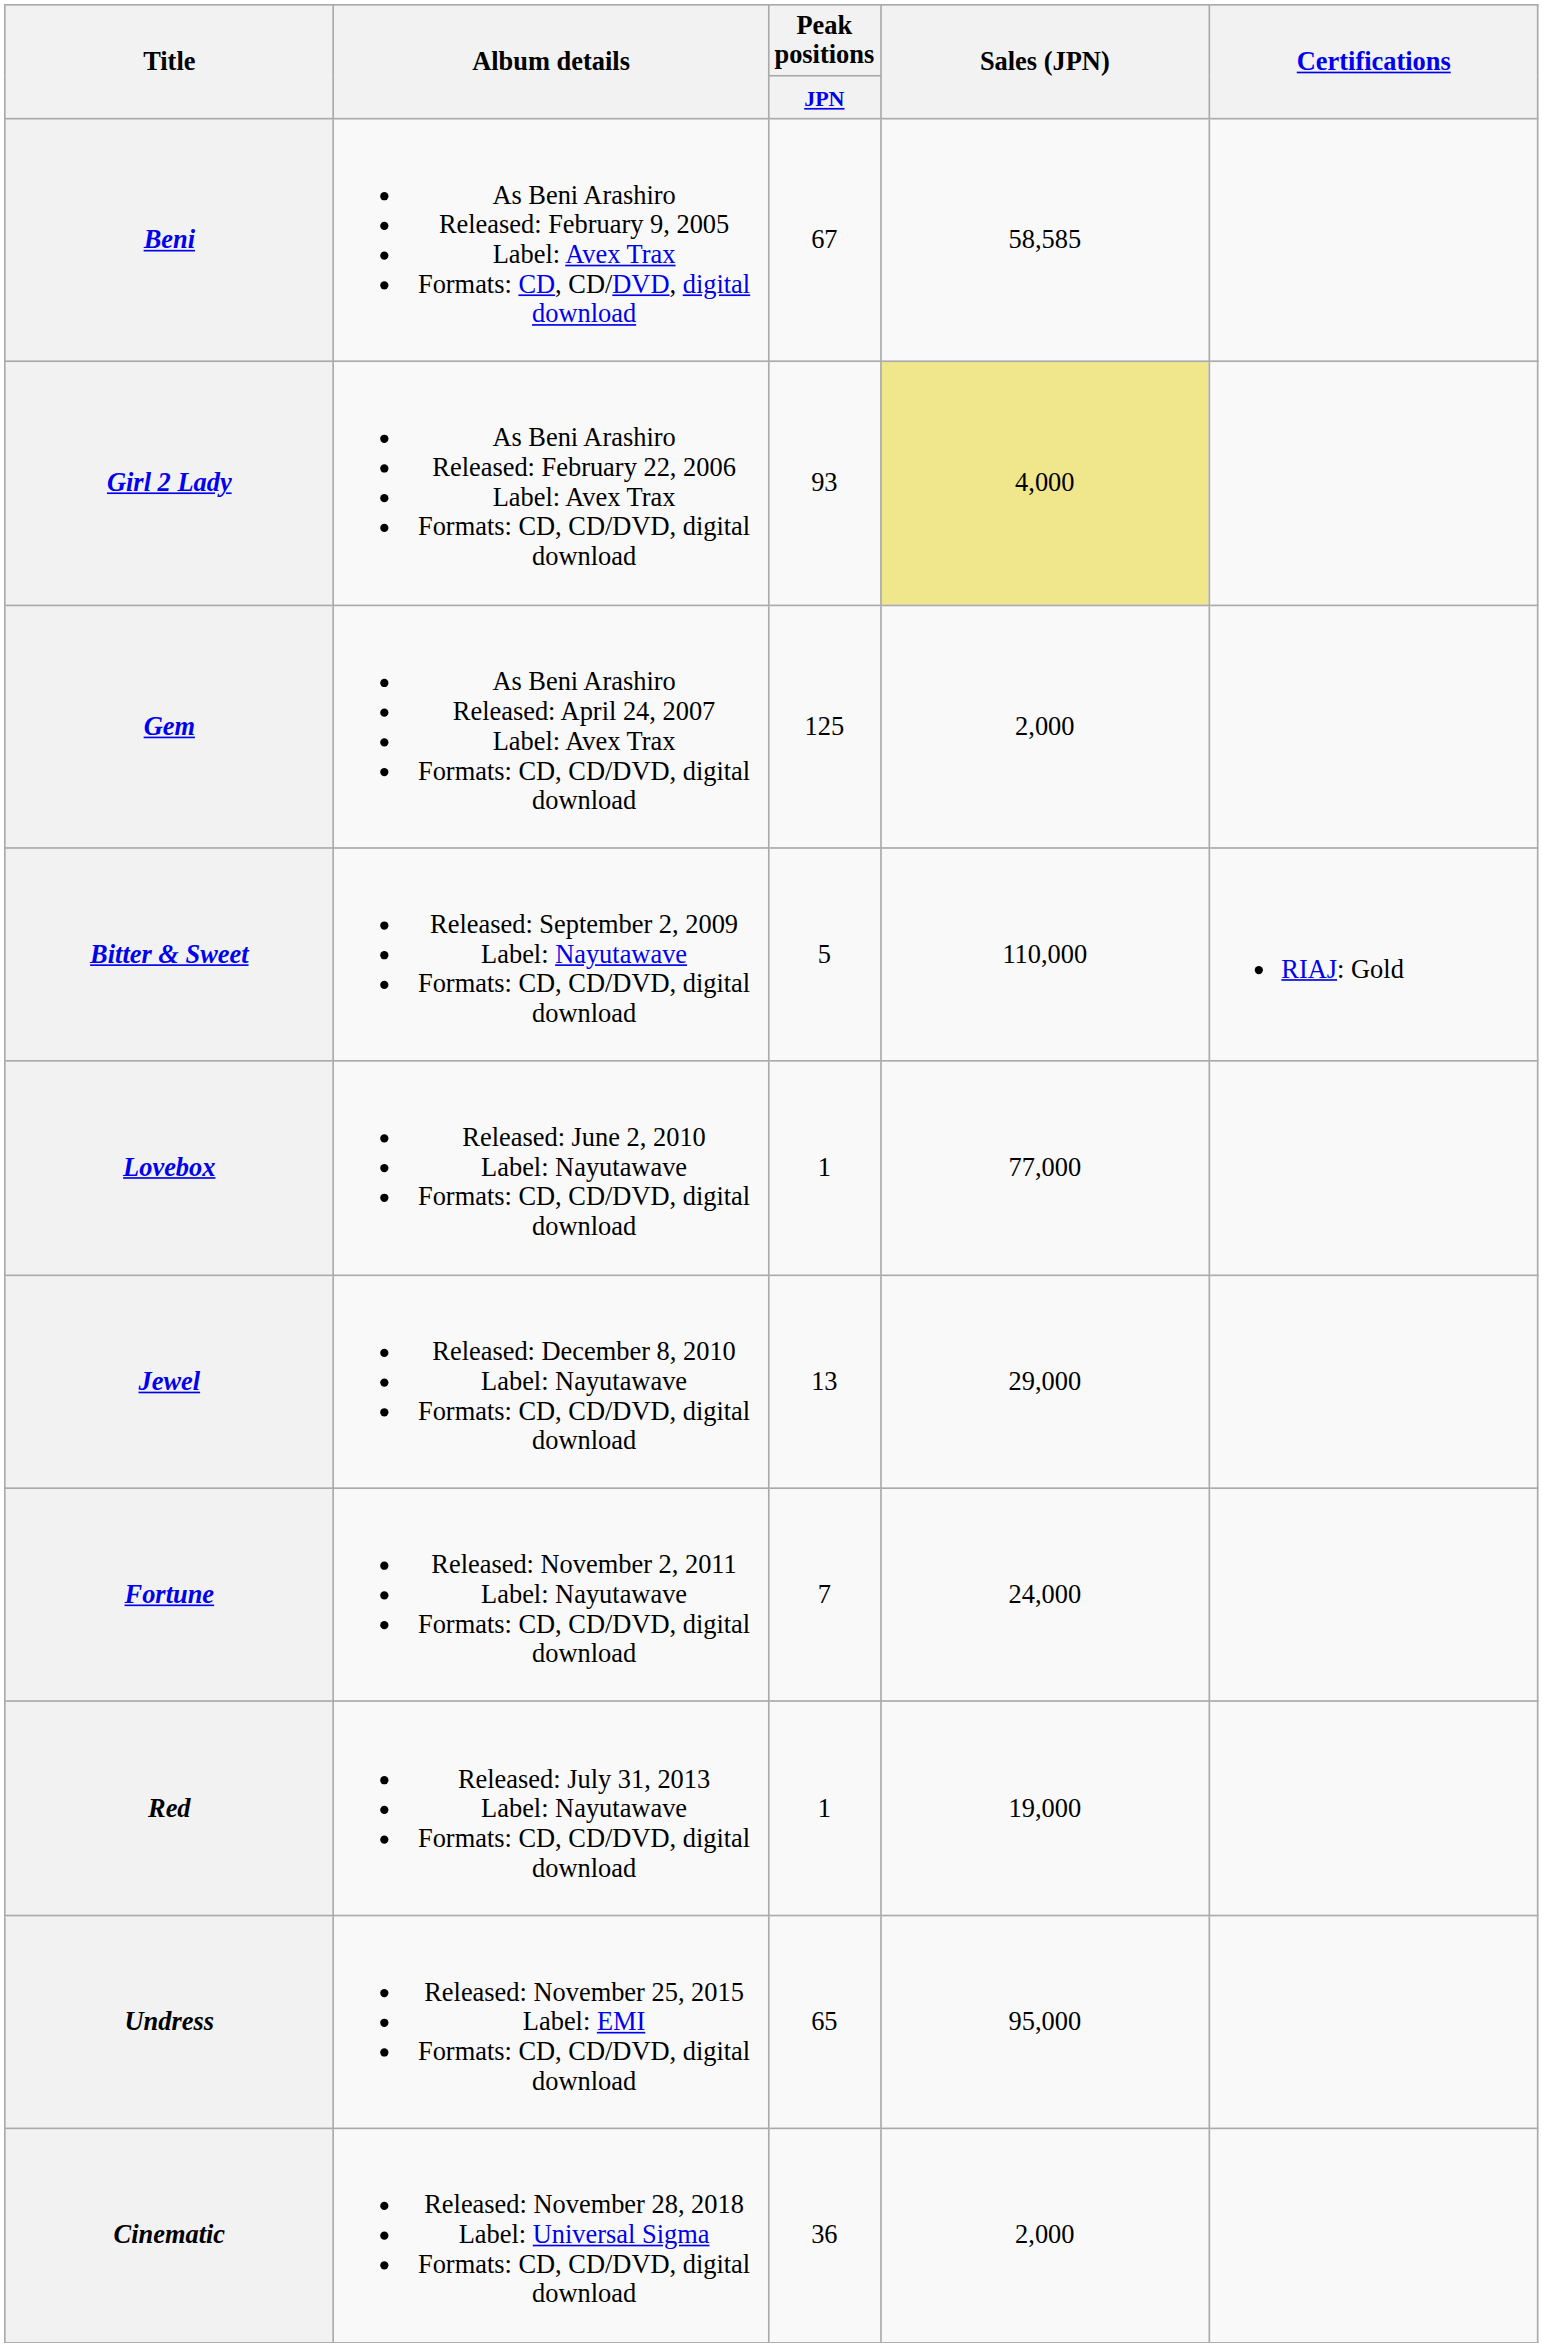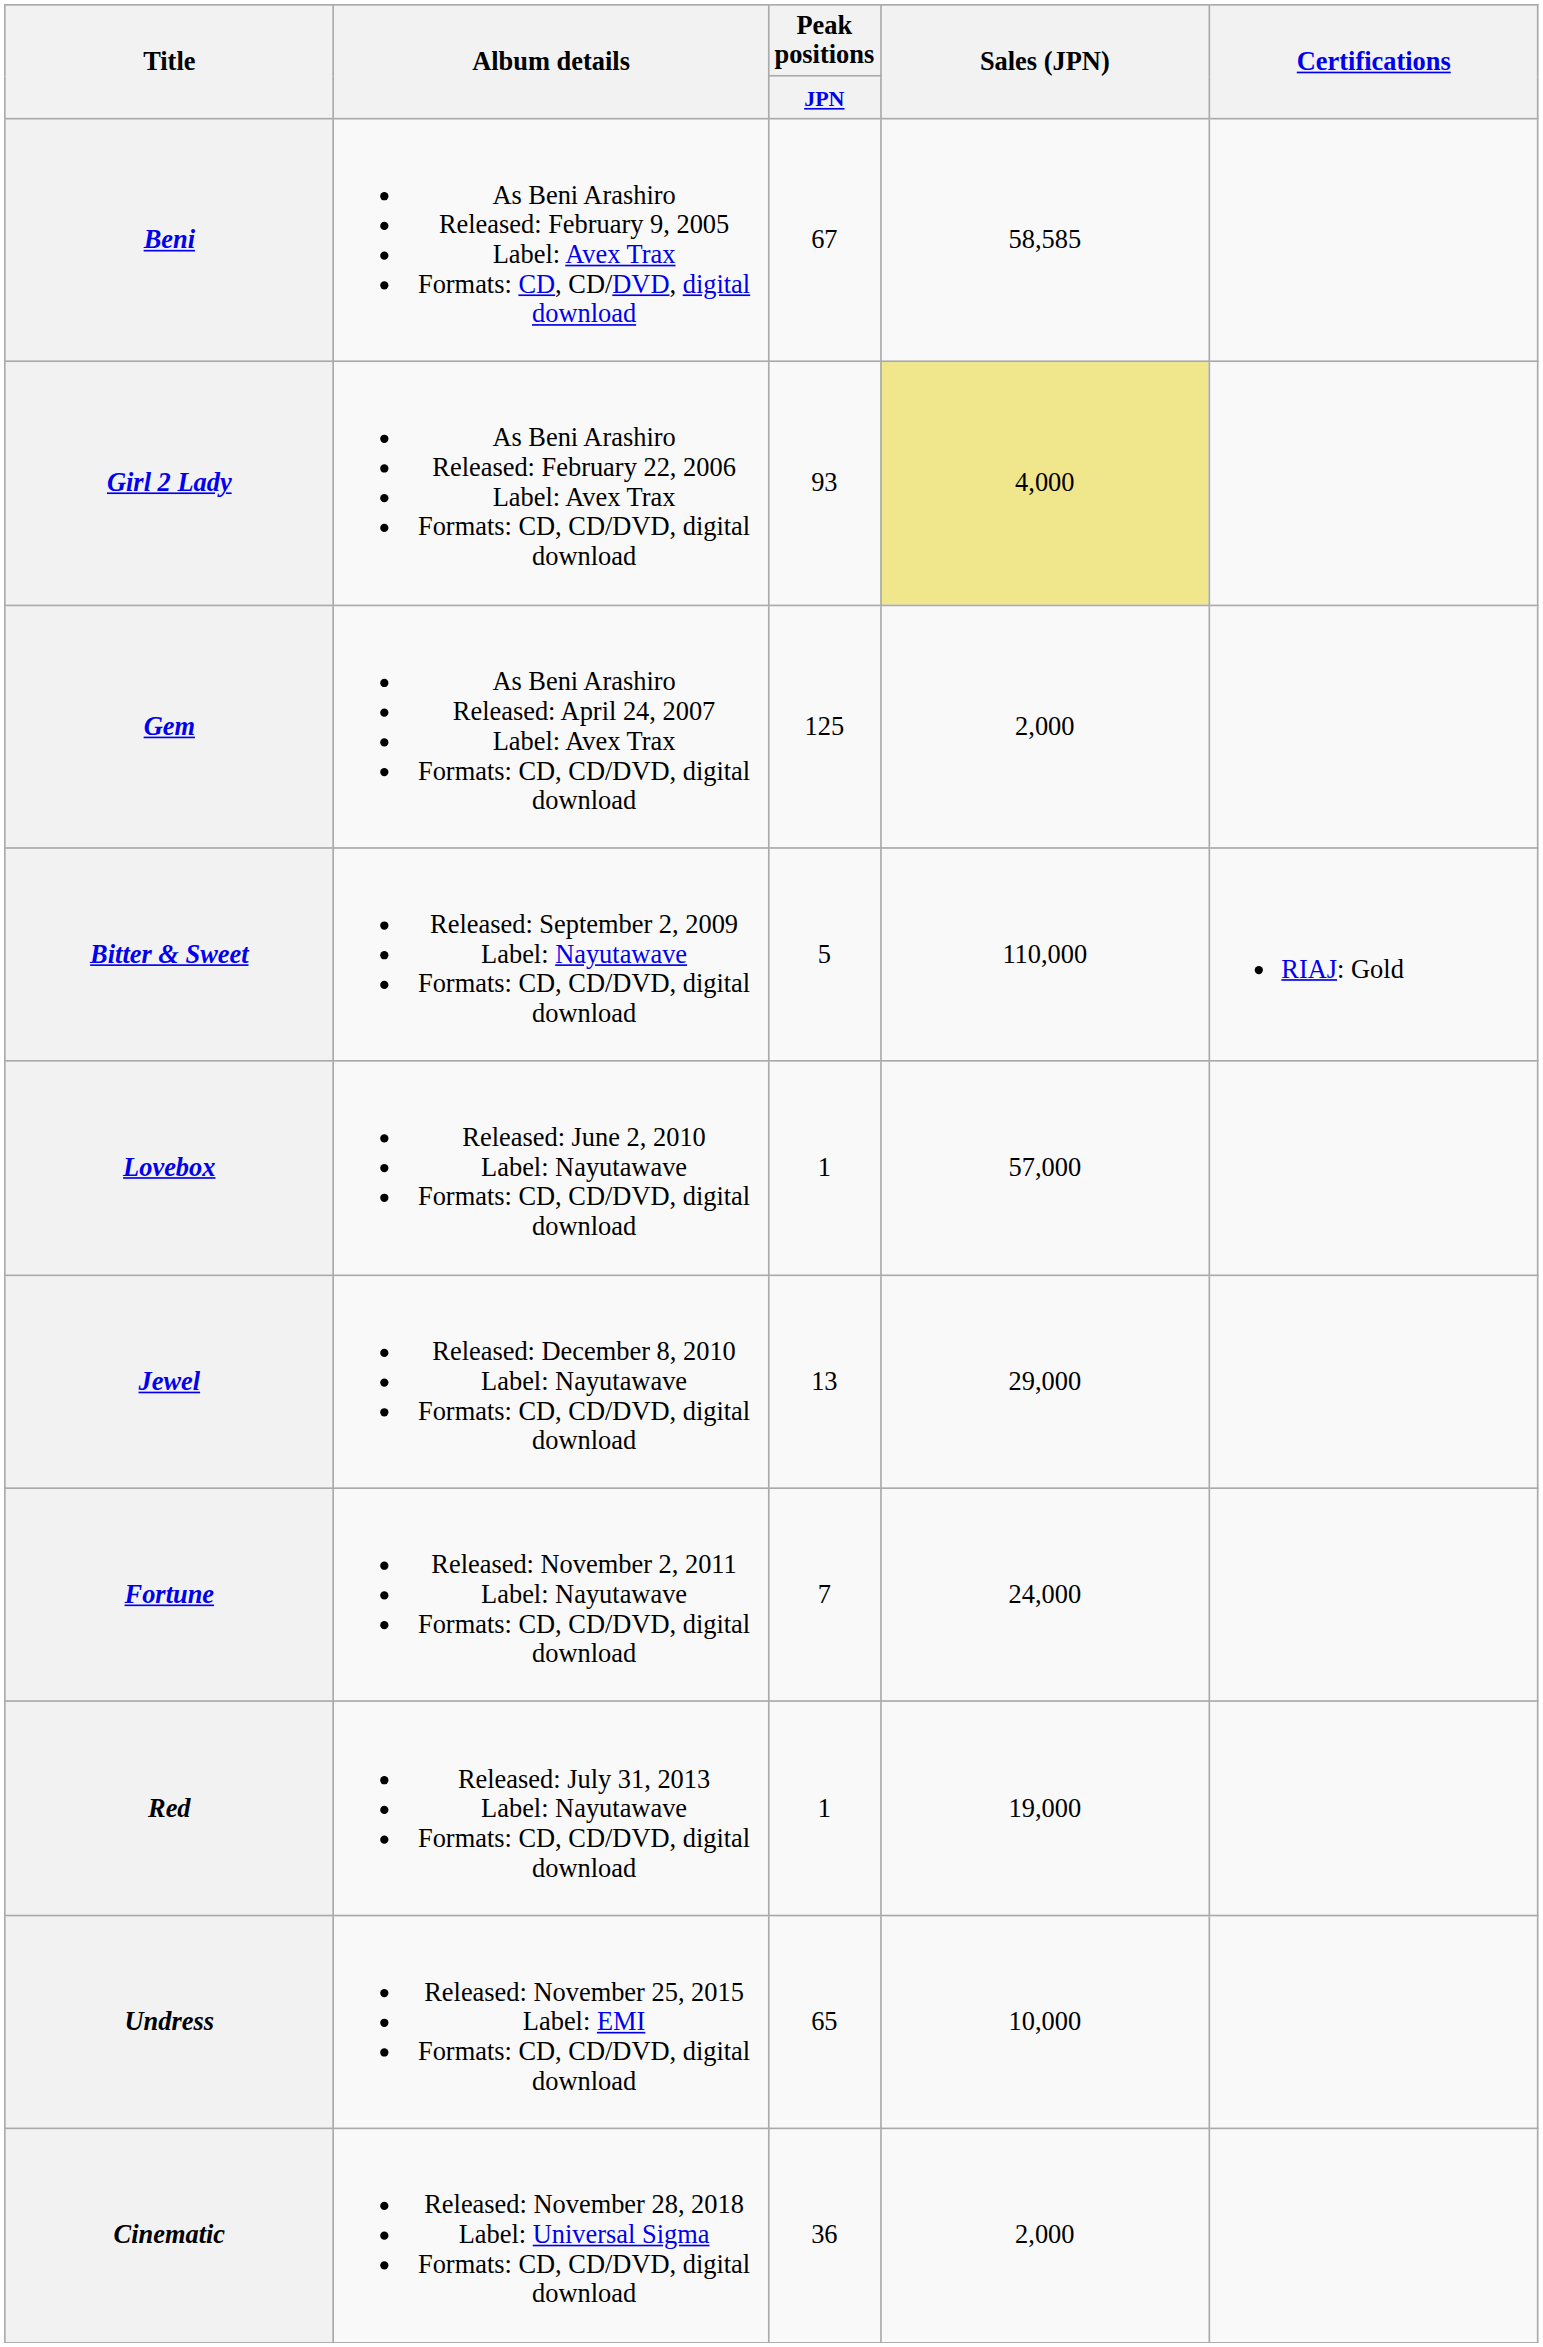(1045, 1167) 77,000 -> (1045, 1167) 57,000
(1045, 2021) 95,000 -> (1045, 2021) 10,000
